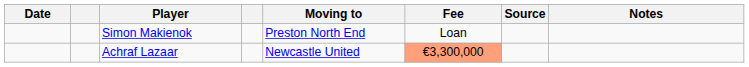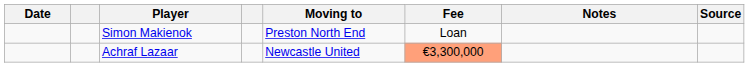columns swapped: (646, 14) <-> (525, 14)
